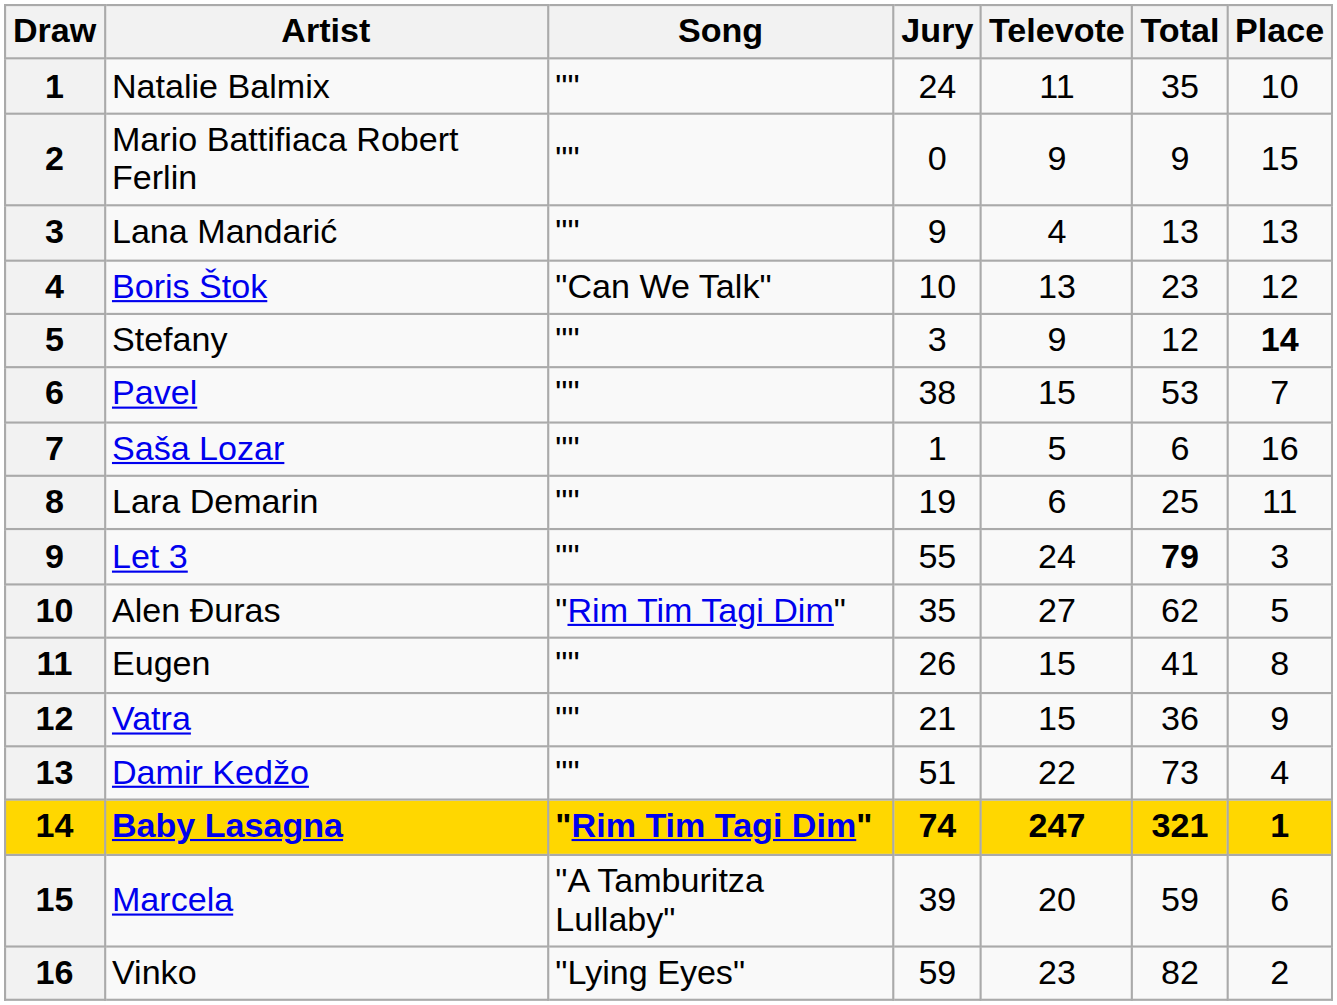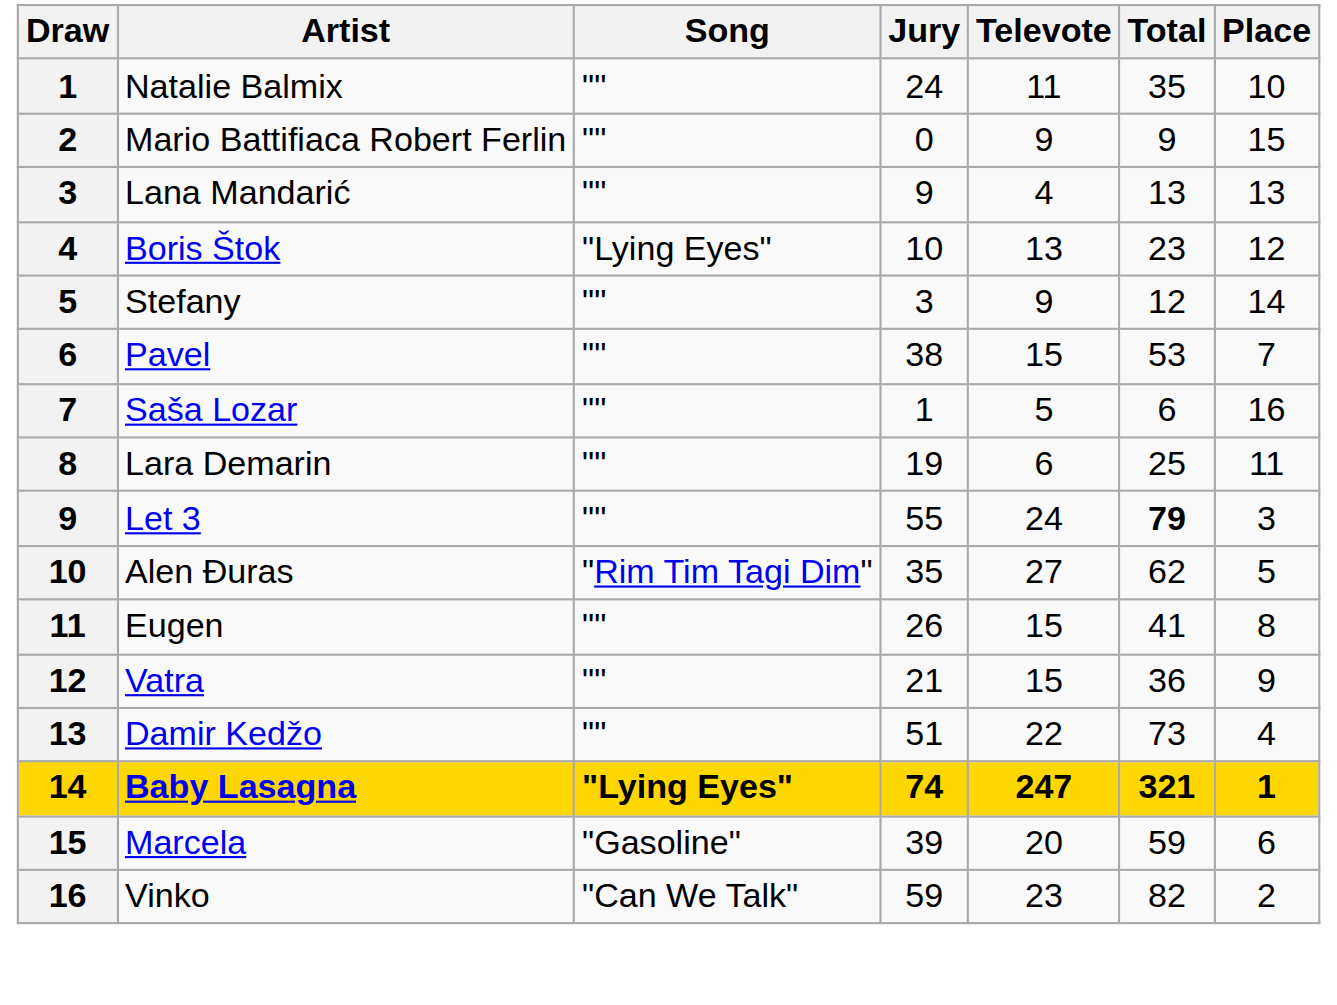(663, 286) "Can We Talk" -> (677, 247) "Lying Eyes"
(1280, 340) bold -> (1267, 301) normal
(714, 826) "Rim Tim Tagi Dim" -> (688, 788) "Lying Eyes"
(660, 899) "A Tamburitza Lullaby" -> (661, 842) "Gasoline"
(650, 972) "Lying Eyes" -> (690, 896) "Can We Talk"
